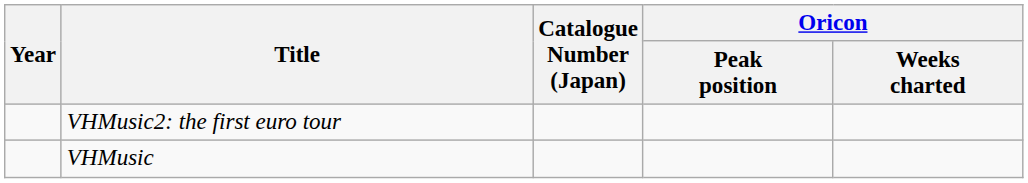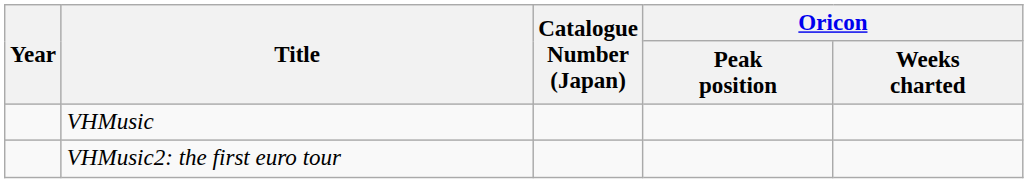rows swapped: (110, 158) <-> (204, 121)
